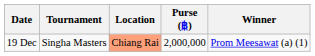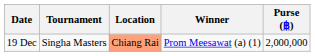columns swapped: (185, 19) <-> (259, 19)
